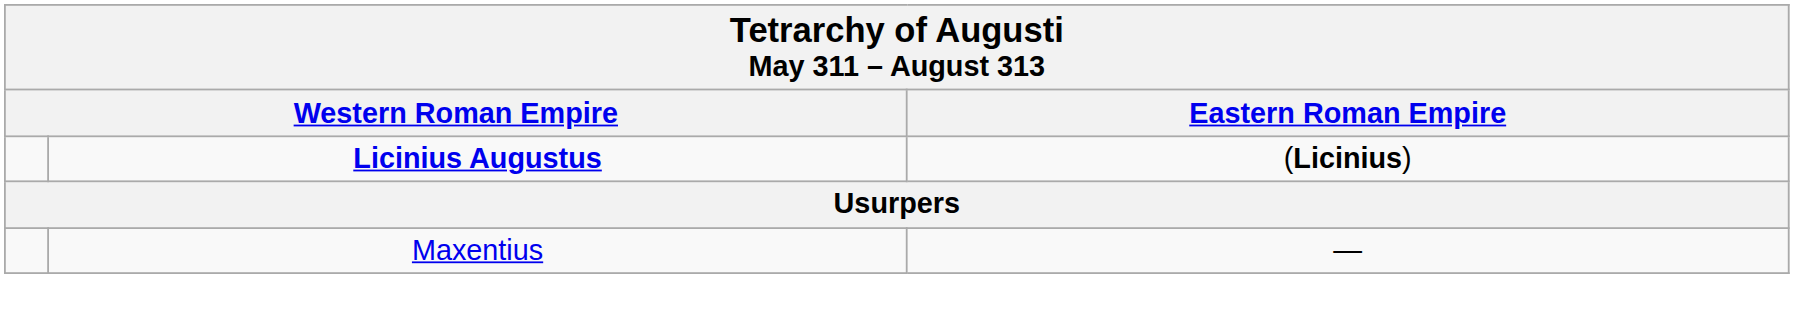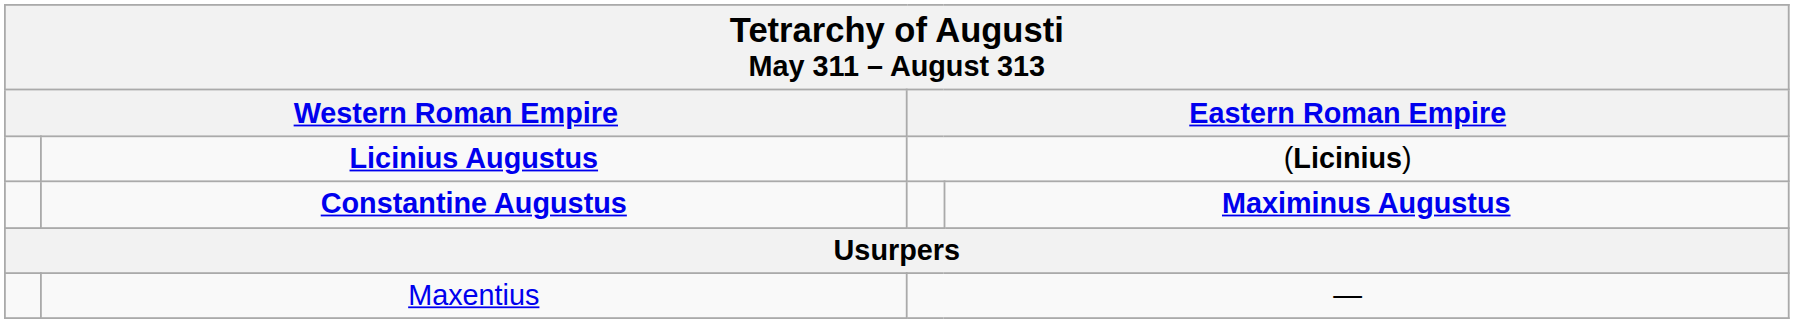+ row: (474, 203)
